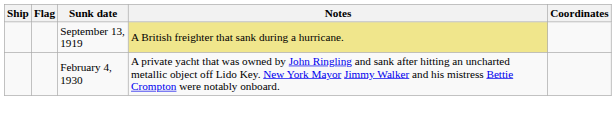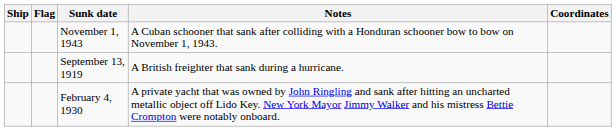+ row: (89, 37)
(237, 37) khaki background -> (237, 67) no background
